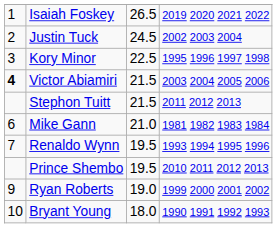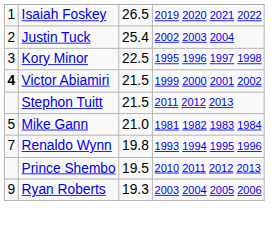(143, 37) 24.5 -> (135, 37) 25.4
(216, 81) 2003 2004 2005 2006 -> (208, 81) 1999 2000 2001 2002
(11, 124) 6 -> (11, 124) 5
(143, 146) 19.5 -> (135, 146) 19.8
(143, 189) 19.0 -> (135, 189) 19.3
(216, 190) 1999 2000 2001 2002 -> (208, 190) 2003 2004 2005 2006
- row: (70, 211)
